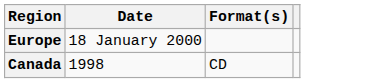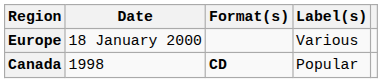+ column: (332, 17)
(218, 65) normal -> (218, 65) bold
